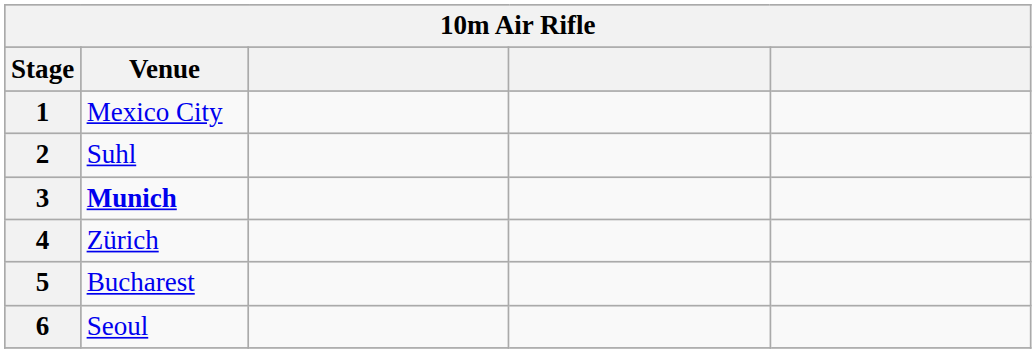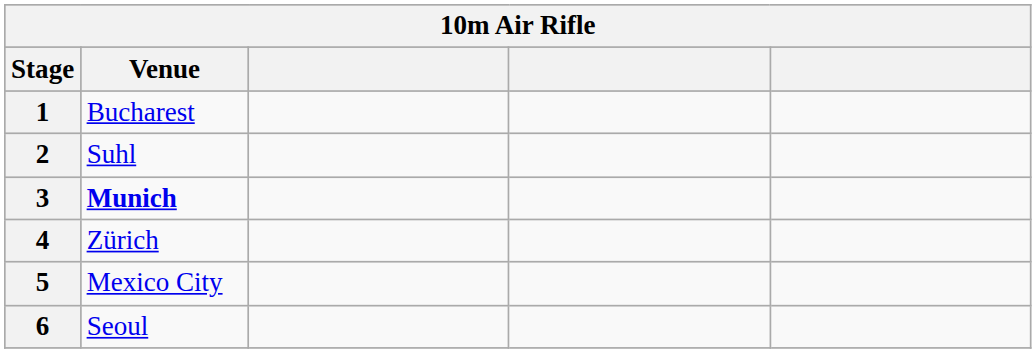(155, 111) Mexico City -> (141, 111) Bucharest
(141, 283) Bucharest -> (155, 283) Mexico City
